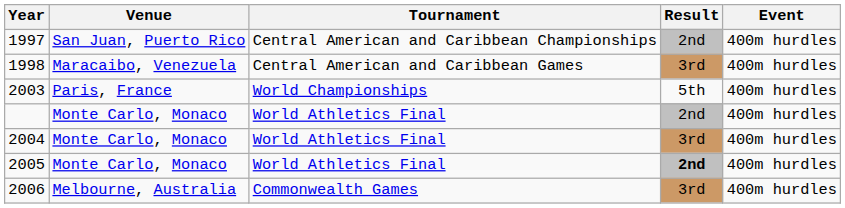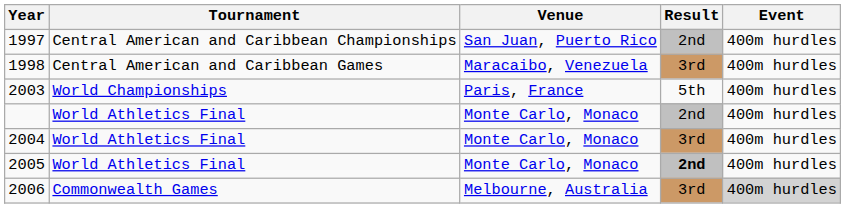columns swapped: (455, 17) <-> (149, 17)
(782, 190) no background -> (782, 190) lightgrey background
